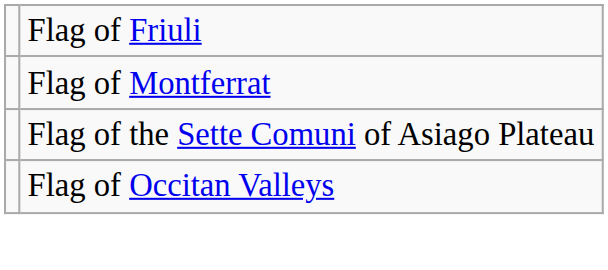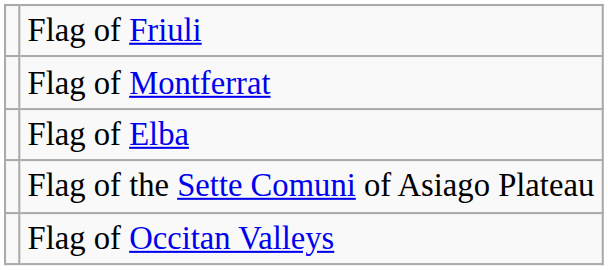+ row: (108, 133)
